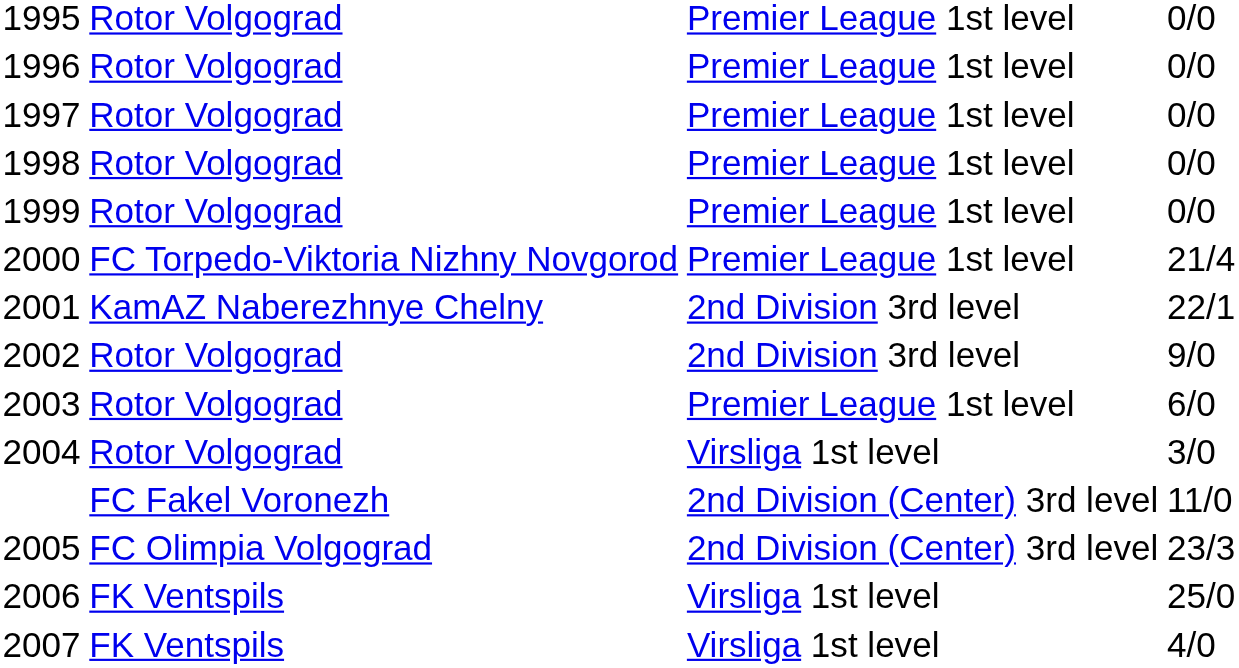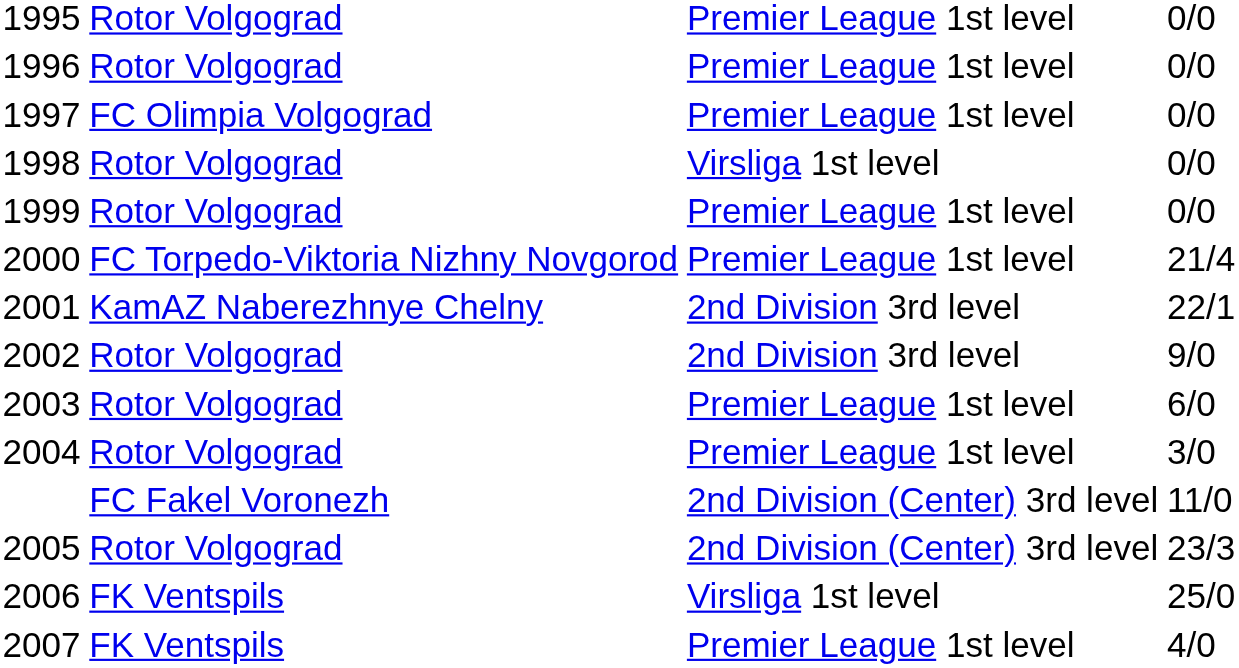(216, 115) Rotor Volgograd -> (261, 115) FC Olimpia Volgograd
(881, 163) Premier League 1st level -> (813, 163) Virsliga 1st level
(813, 452) Virsliga 1st level -> (881, 452) Premier League 1st level
(261, 548) FC Olimpia Volgograd -> (216, 548) Rotor Volgograd
(813, 645) Virsliga 1st level -> (881, 645) Premier League 1st level
